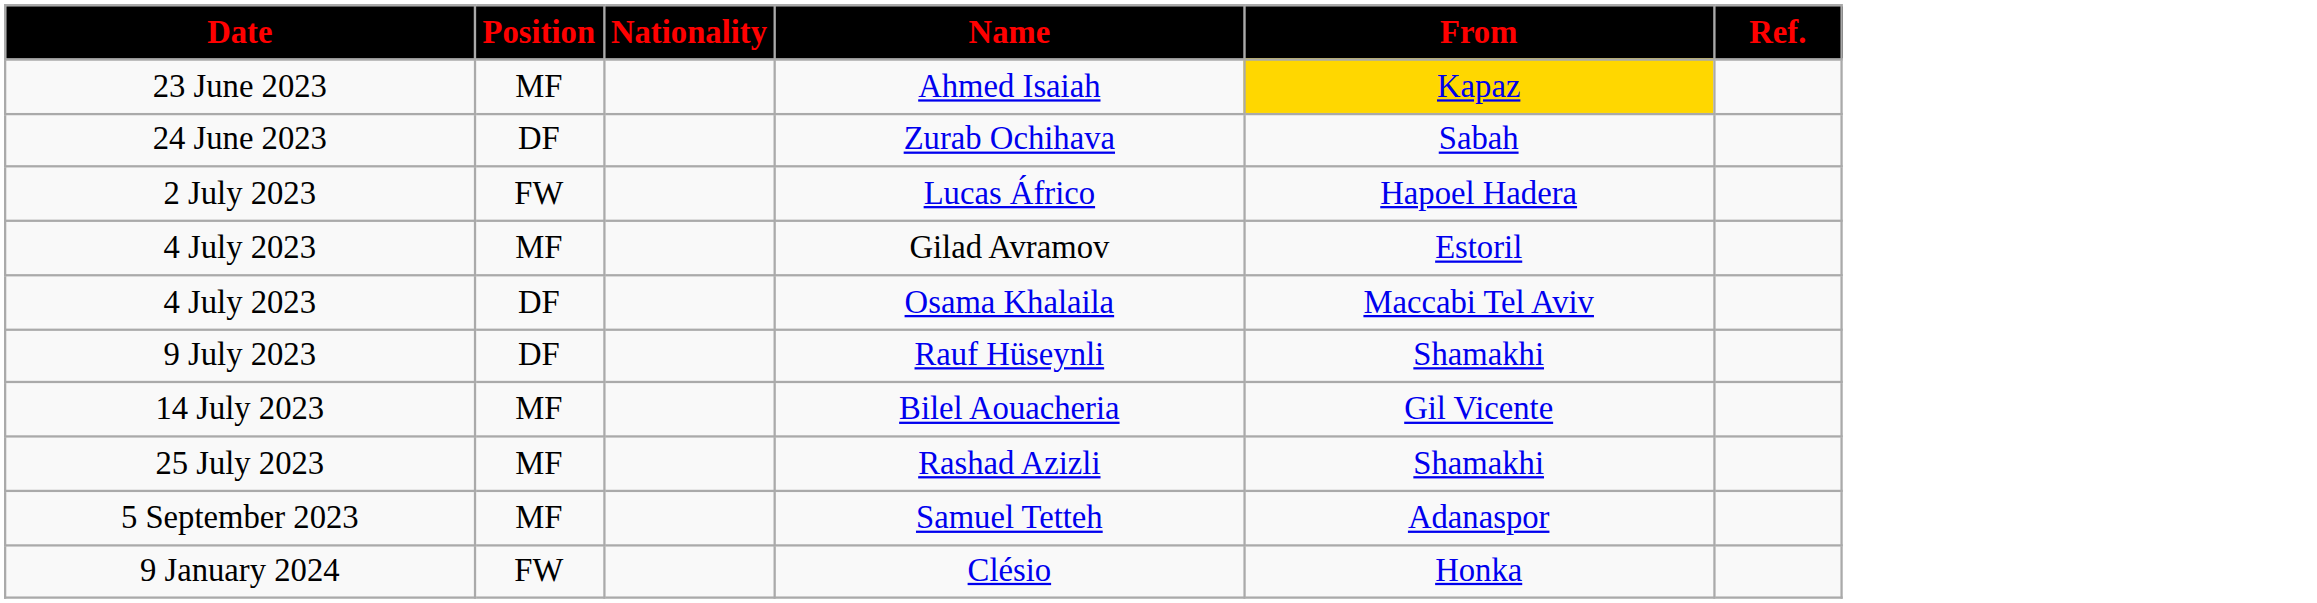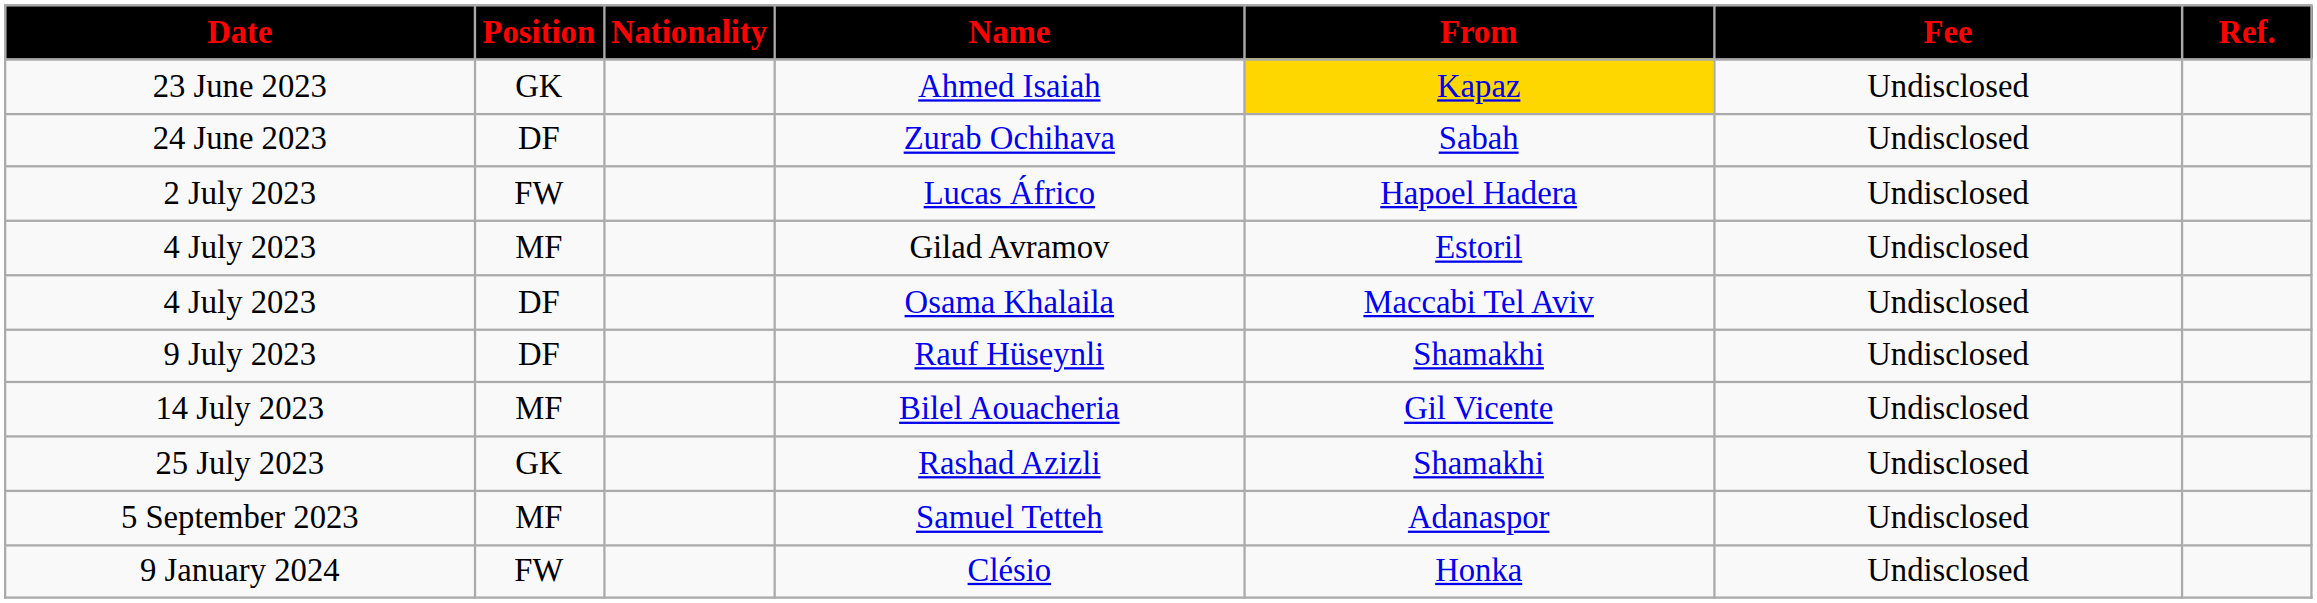+ column: (1948, 31)
(539, 85) MF -> (539, 85) GK
(539, 463) MF -> (539, 463) GK
